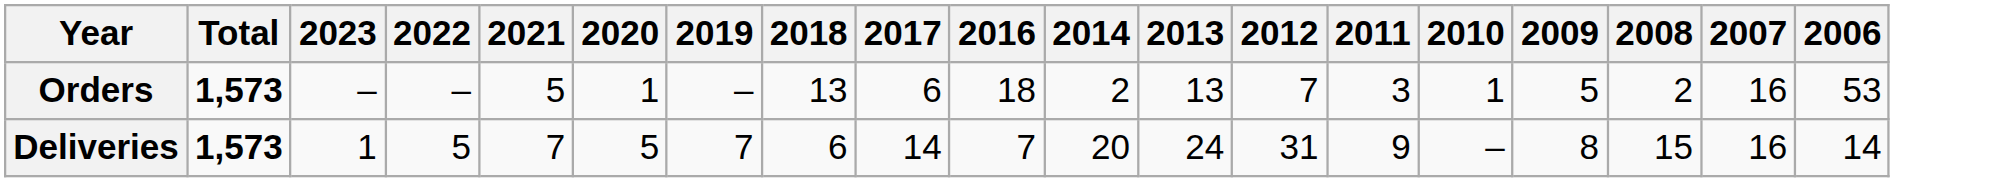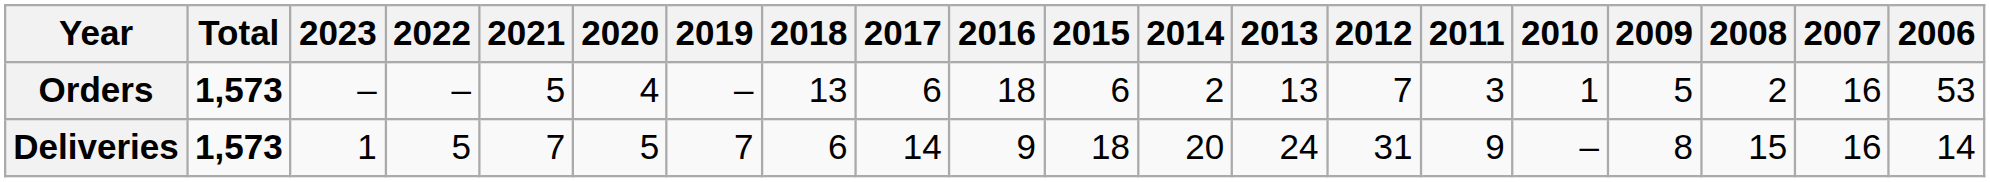+ column: (1091, 33)
(650, 90) 1 -> (650, 90) 4
(1026, 148) 7 -> (1026, 148) 9
